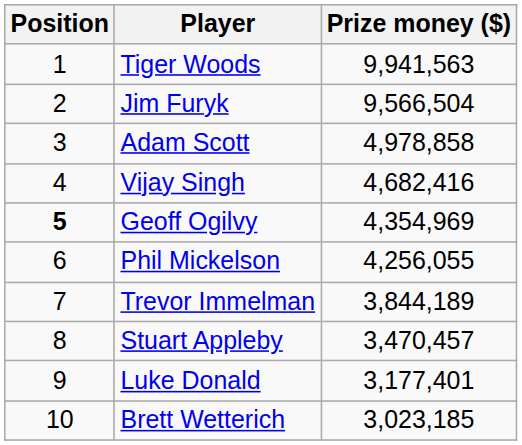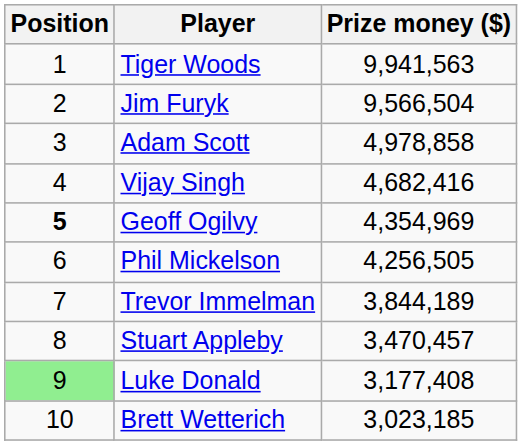(419, 261) 4,256,055 -> (419, 261) 4,256,505
(60, 380) no background -> (60, 380) lightgreen background
(419, 380) 3,177,401 -> (419, 380) 3,177,408
